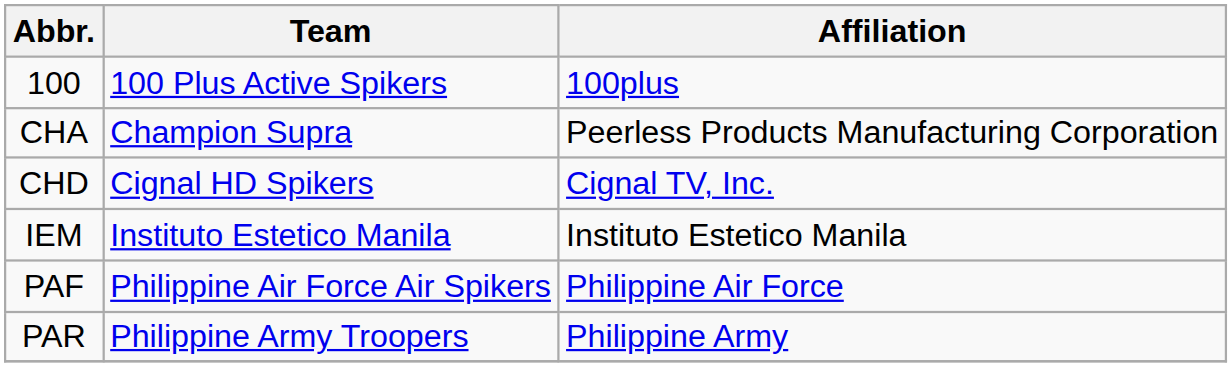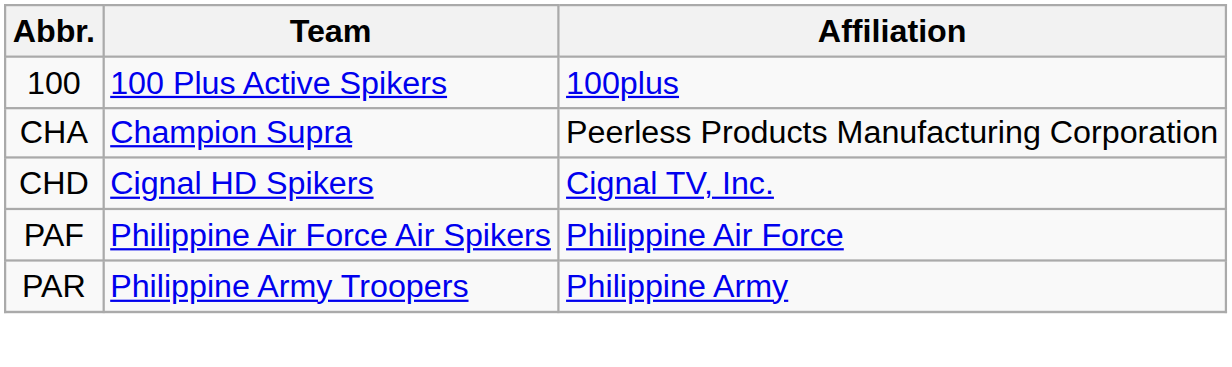- row: (54, 235)
